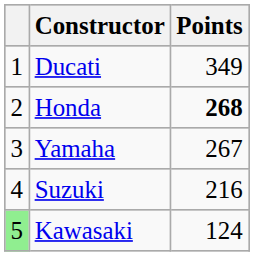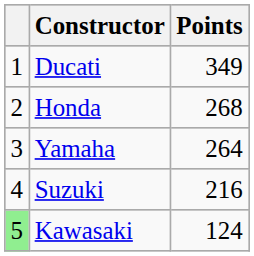(224, 107) bold -> (224, 107) normal
(224, 148) 267 -> (224, 148) 264
